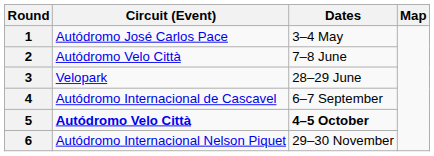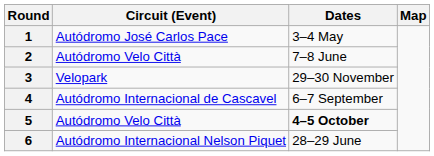(327, 78) 28–29 June -> (343, 78) 29–30 November
(123, 120) bold -> (118, 120) normal
(343, 141) 29–30 November -> (327, 141) 28–29 June
